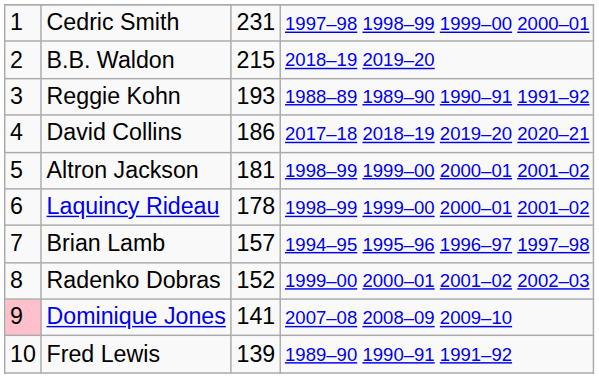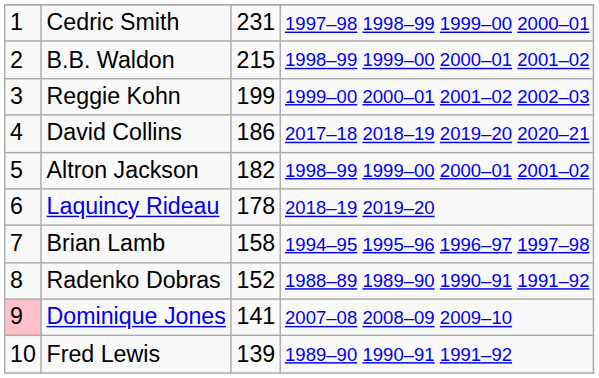(360, 60) 2018–19 2019–20 -> (437, 60) 1998–99 1999–00 2000–01 2001–02
(256, 96) 193 -> (256, 96) 199
(437, 97) 1988–89 1989–90 1990–91 1991–92 -> (437, 97) 1999–00 2000–01 2001–02 2002–03
(256, 170) 181 -> (256, 170) 182
(437, 207) 1998–99 1999–00 2000–01 2001–02 -> (360, 207) 2018–19 2019–20
(256, 243) 157 -> (256, 243) 158
(437, 281) 1999–00 2000–01 2001–02 2002–03 -> (437, 281) 1988–89 1989–90 1990–91 1991–92
